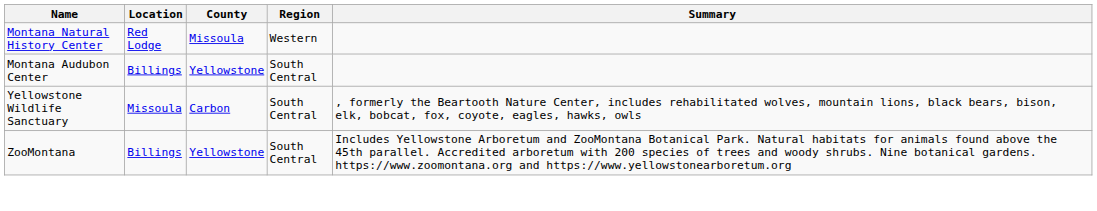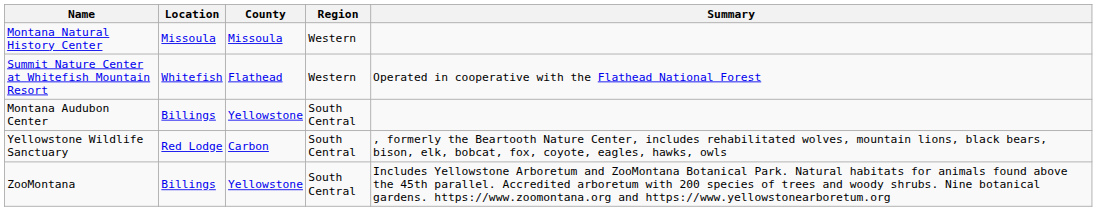(144, 39) Red Lodge -> (189, 39) Missoula
+ row: (79, 77)
(155, 108) Missoula -> (192, 146) Red Lodge
